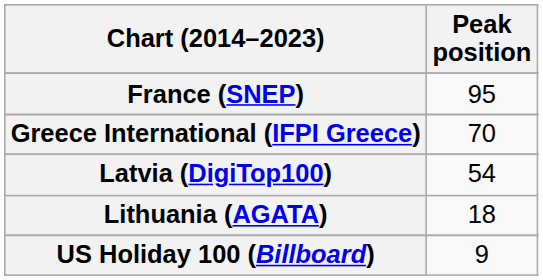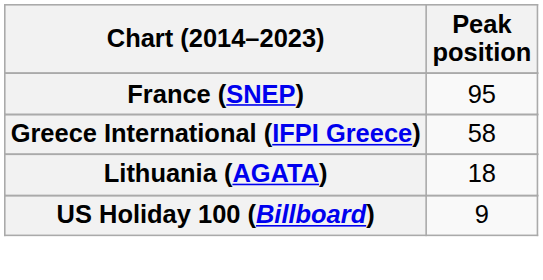(482, 133) 70 -> (482, 133) 58
- row: (216, 174)
